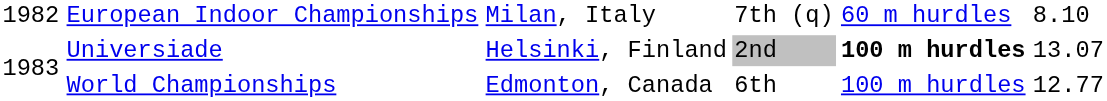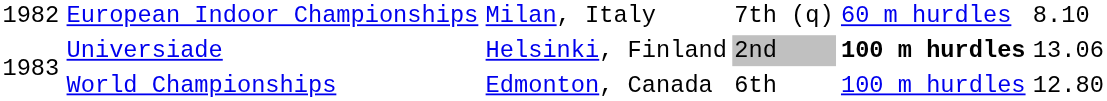(1068, 51) 13.07 -> (1068, 51) 13.06
(1068, 85) 12.77 -> (1068, 85) 12.80
